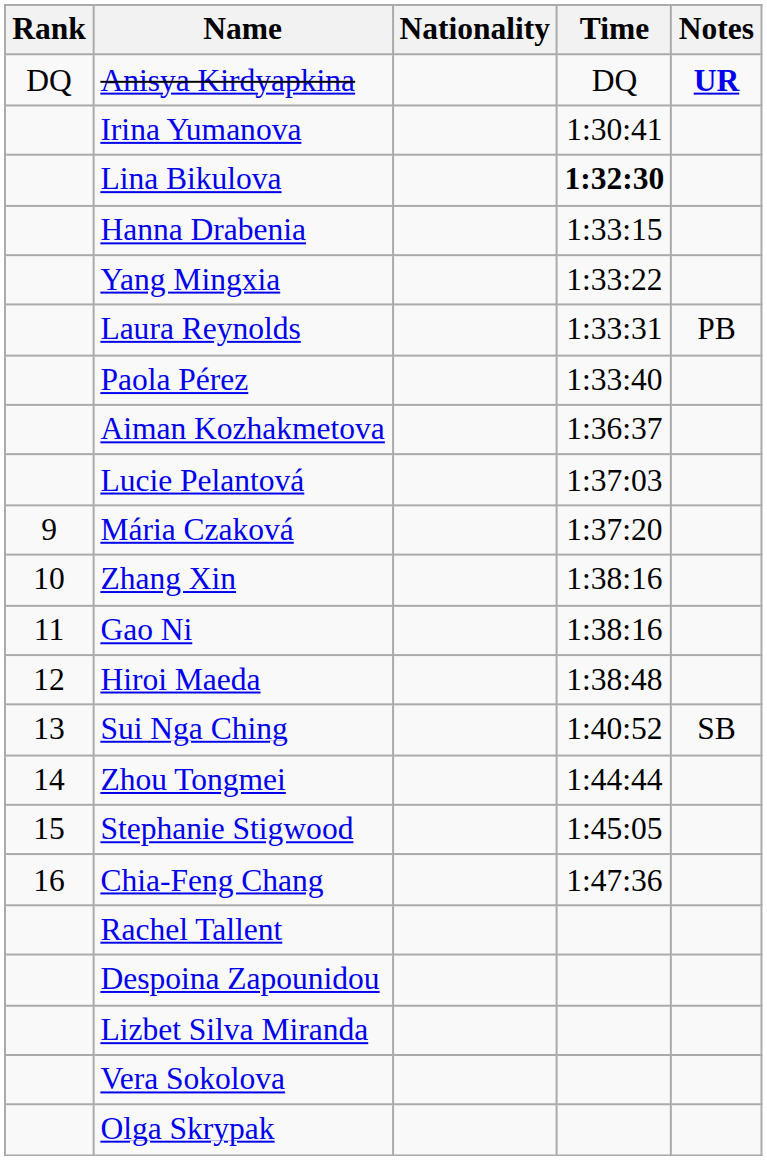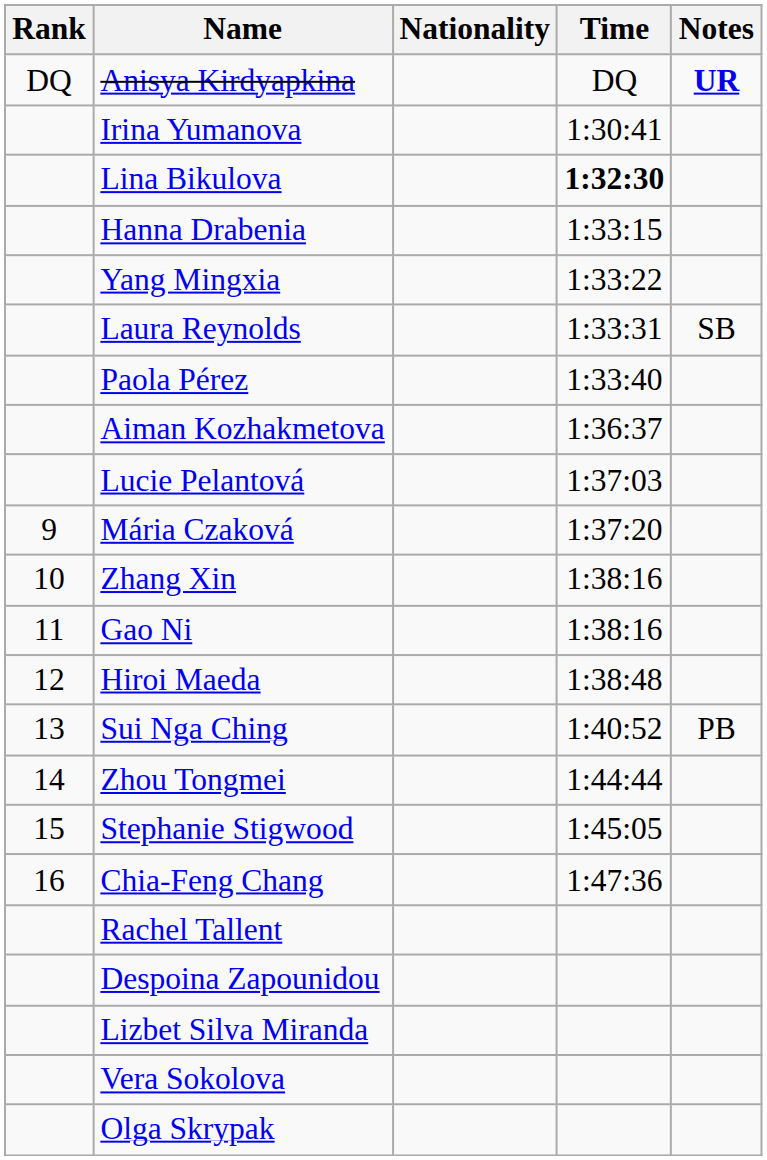(716, 329) PB -> (716, 329) SB
(716, 729) SB -> (716, 729) PB
